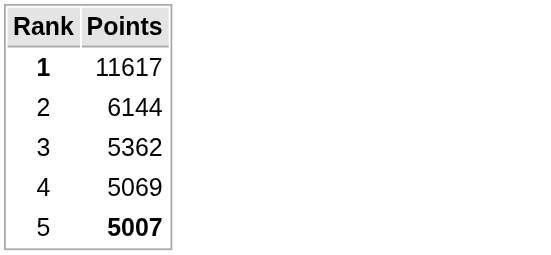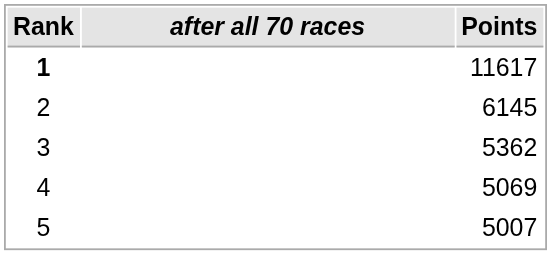+ column: (268, 27)
(135, 108) 6144 -> (510, 108) 6145
(135, 228) bold -> (510, 228) normal
